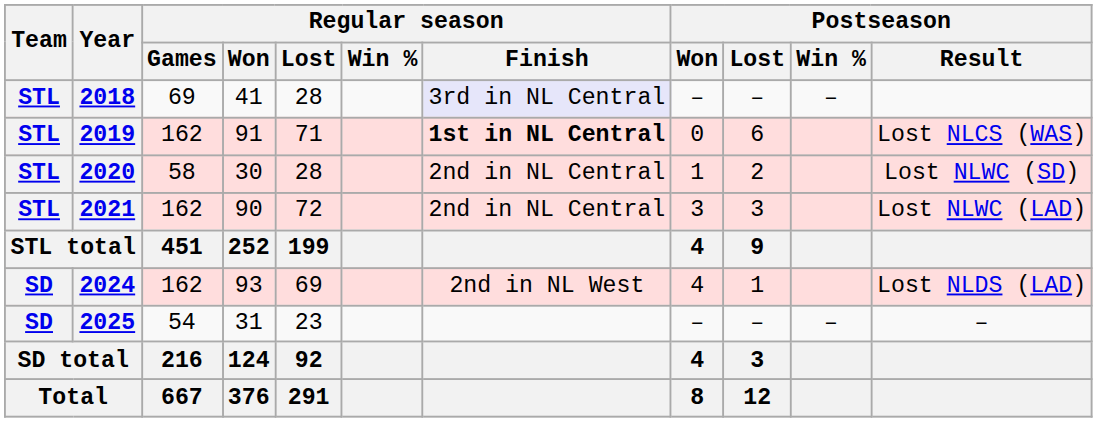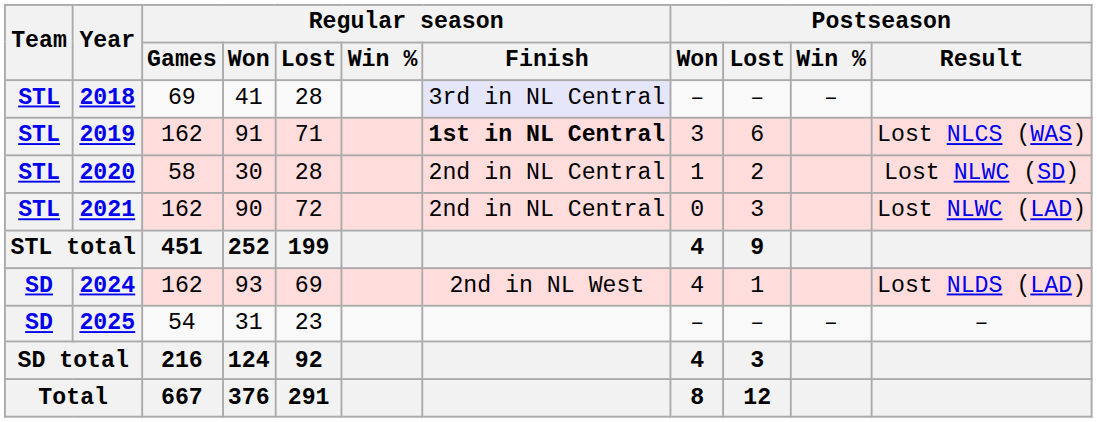(697, 136) 0 -> (697, 136) 3
(697, 211) 3 -> (697, 211) 0
